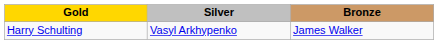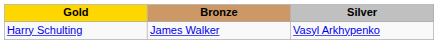columns swapped: (219, 13) <-> (362, 13)
